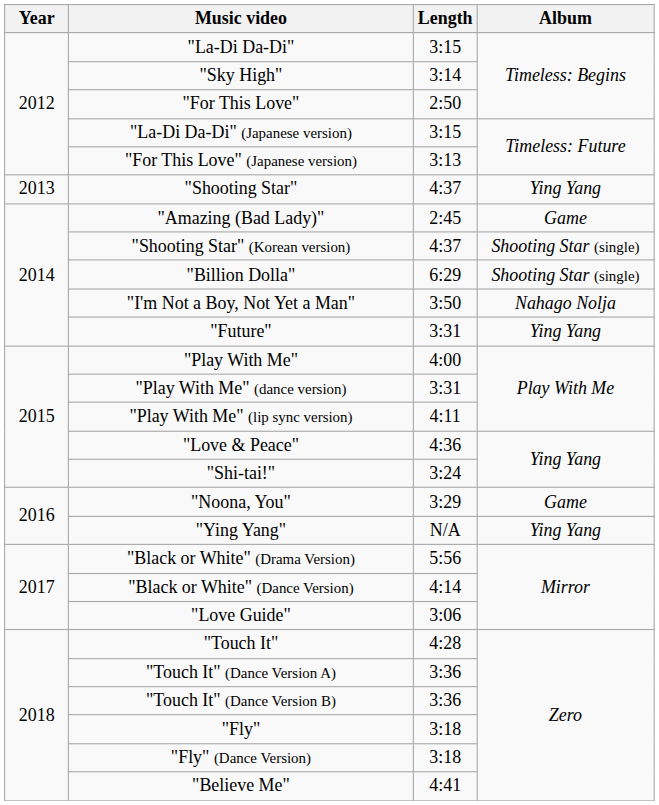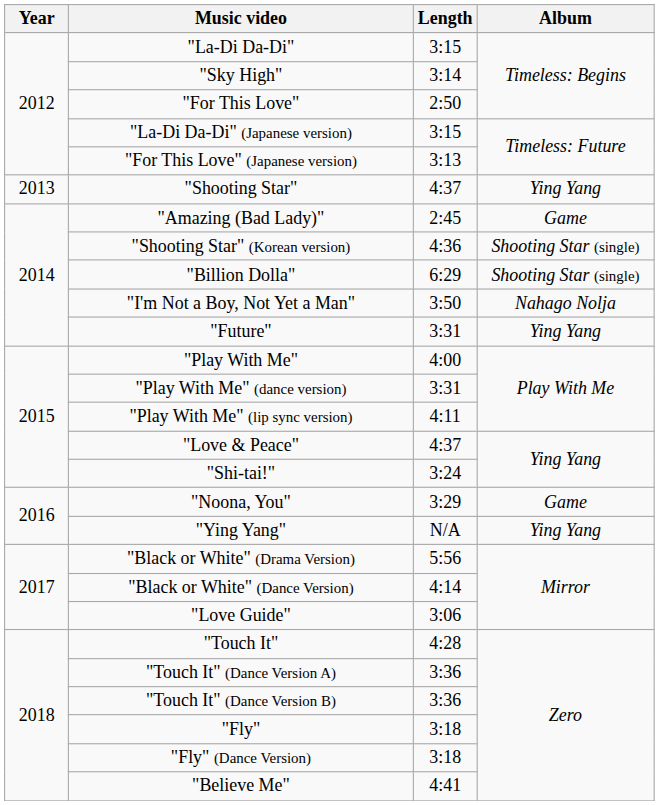(445, 246) 4:37 -> (445, 246) 4:36
(445, 445) 4:36 -> (445, 445) 4:37
